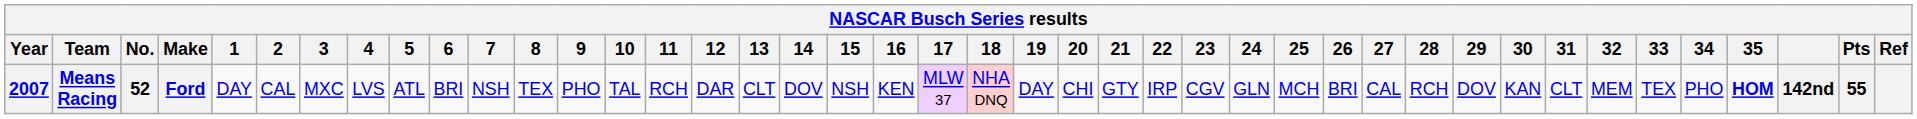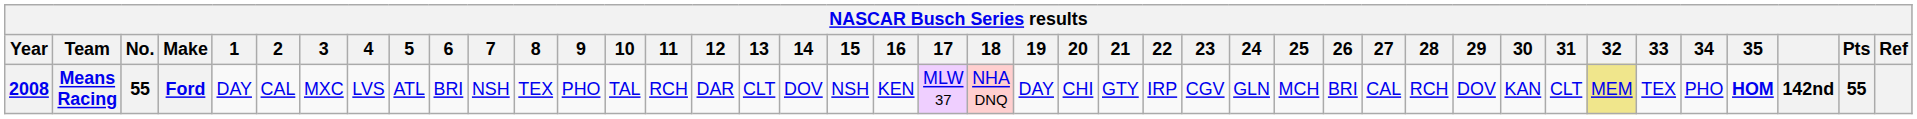(29, 89) 2007 -> (29, 89) 2008
(140, 89) 52 -> (140, 89) 55
(1612, 89) no background -> (1612, 89) khaki background
